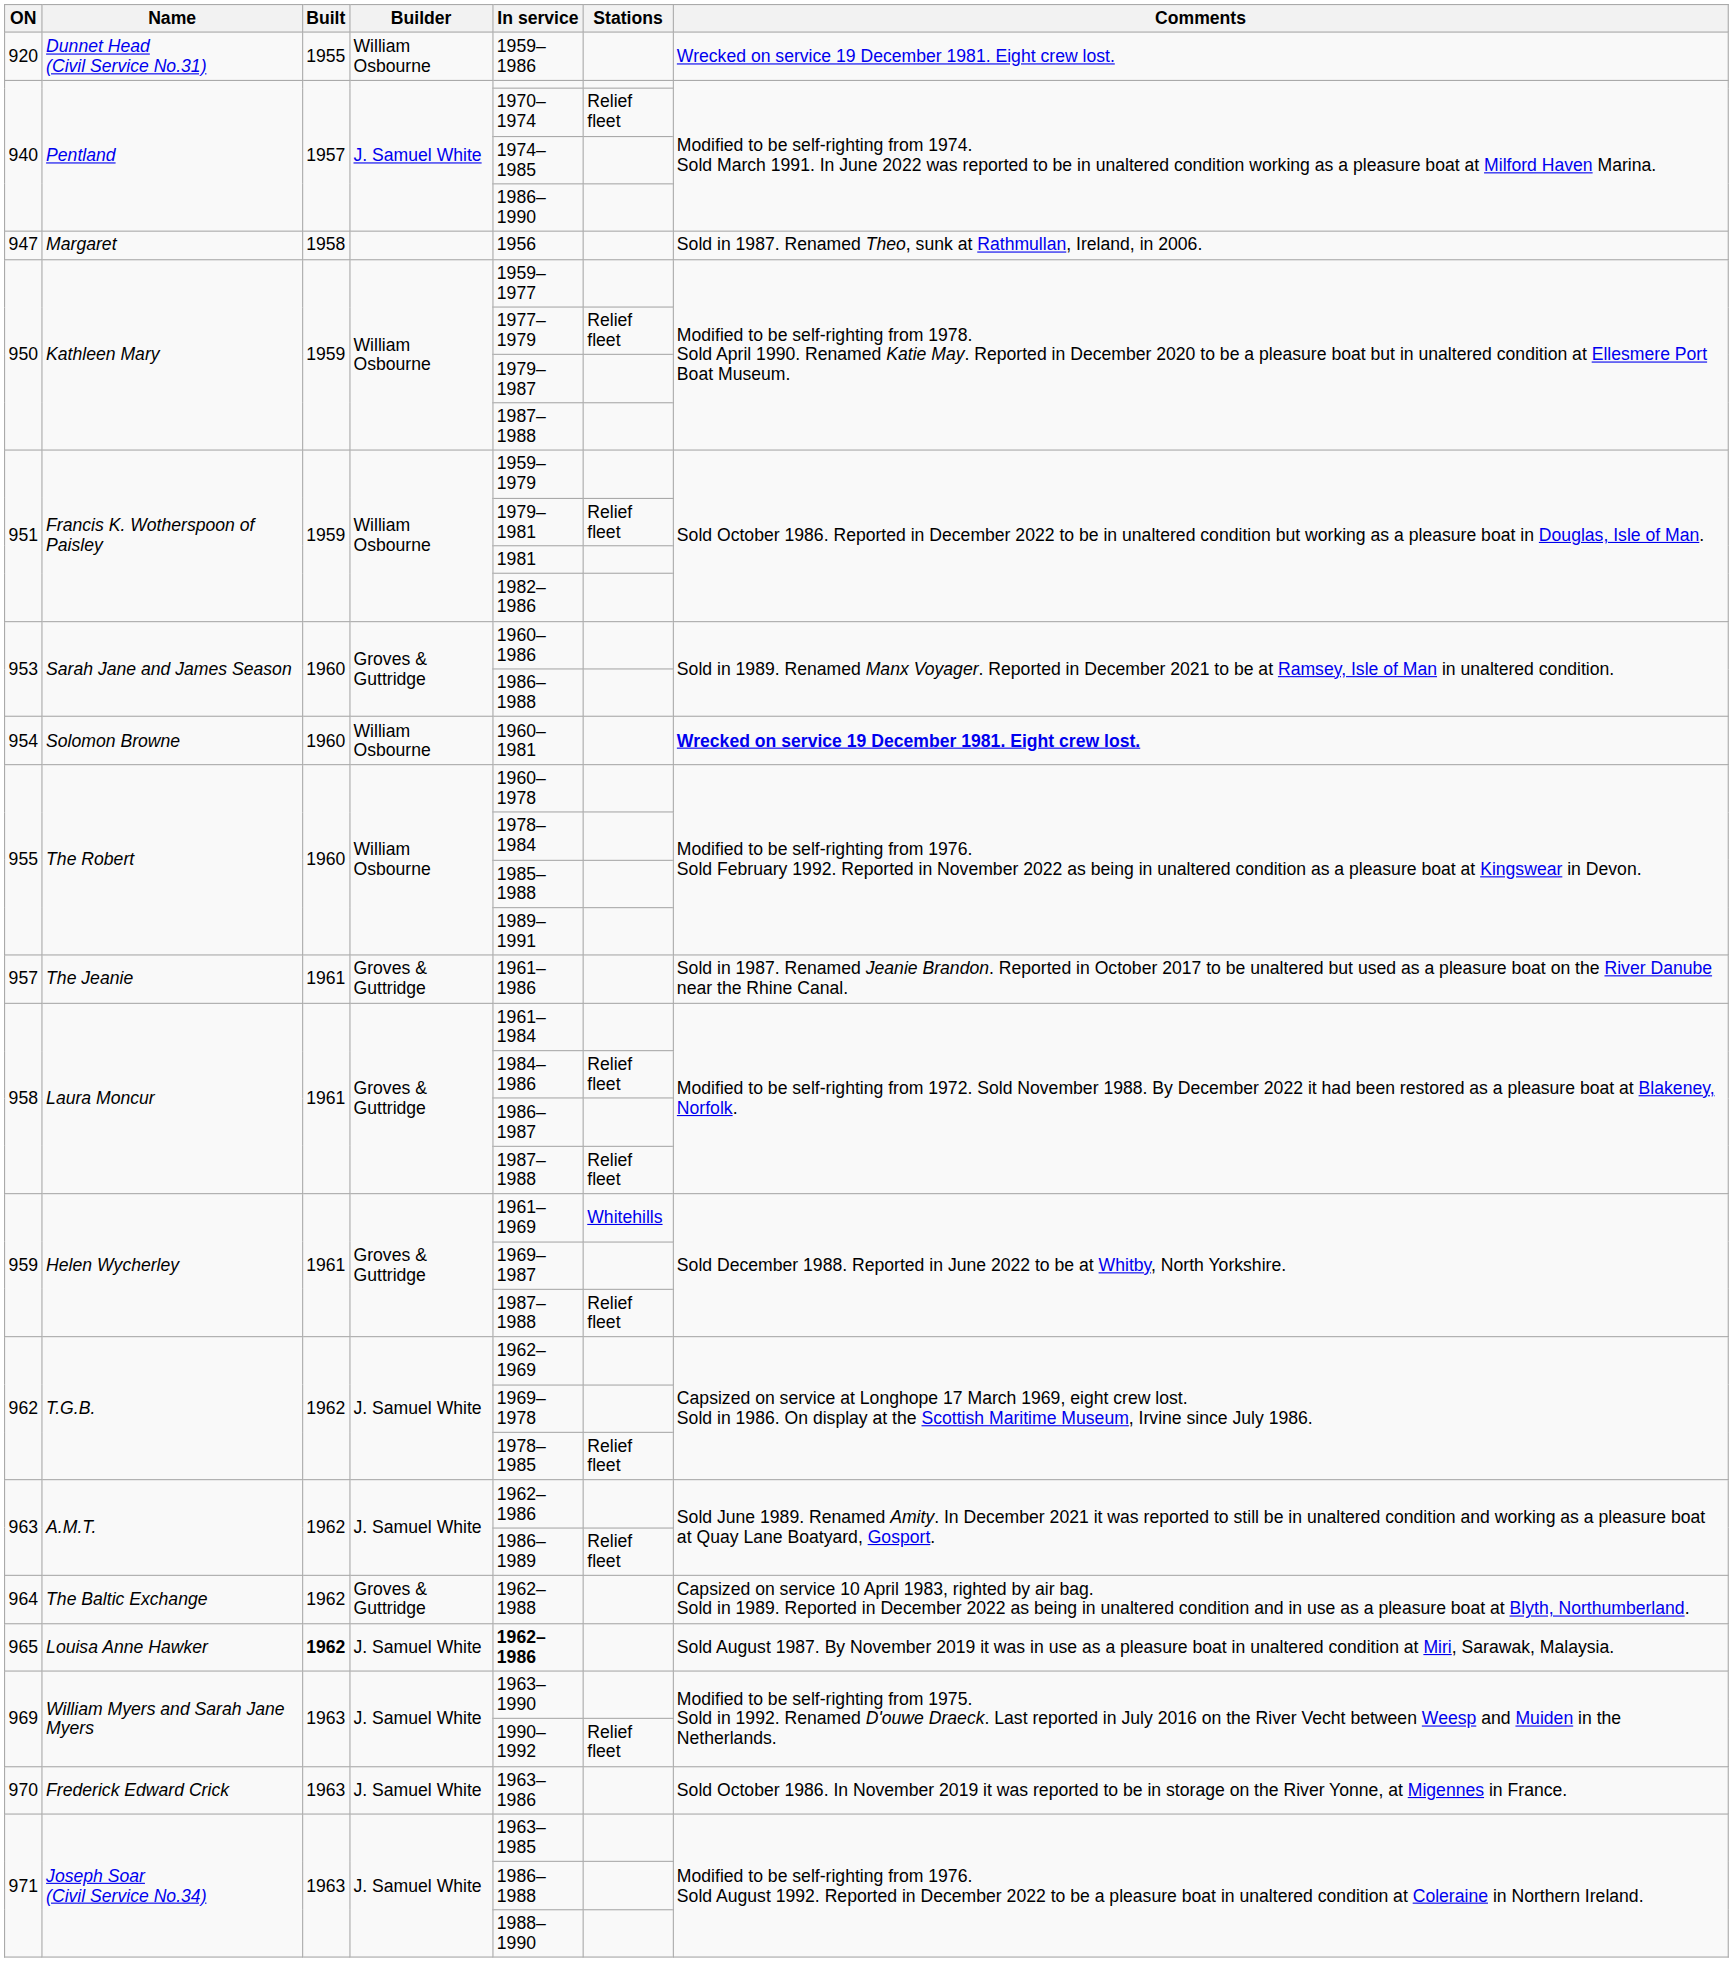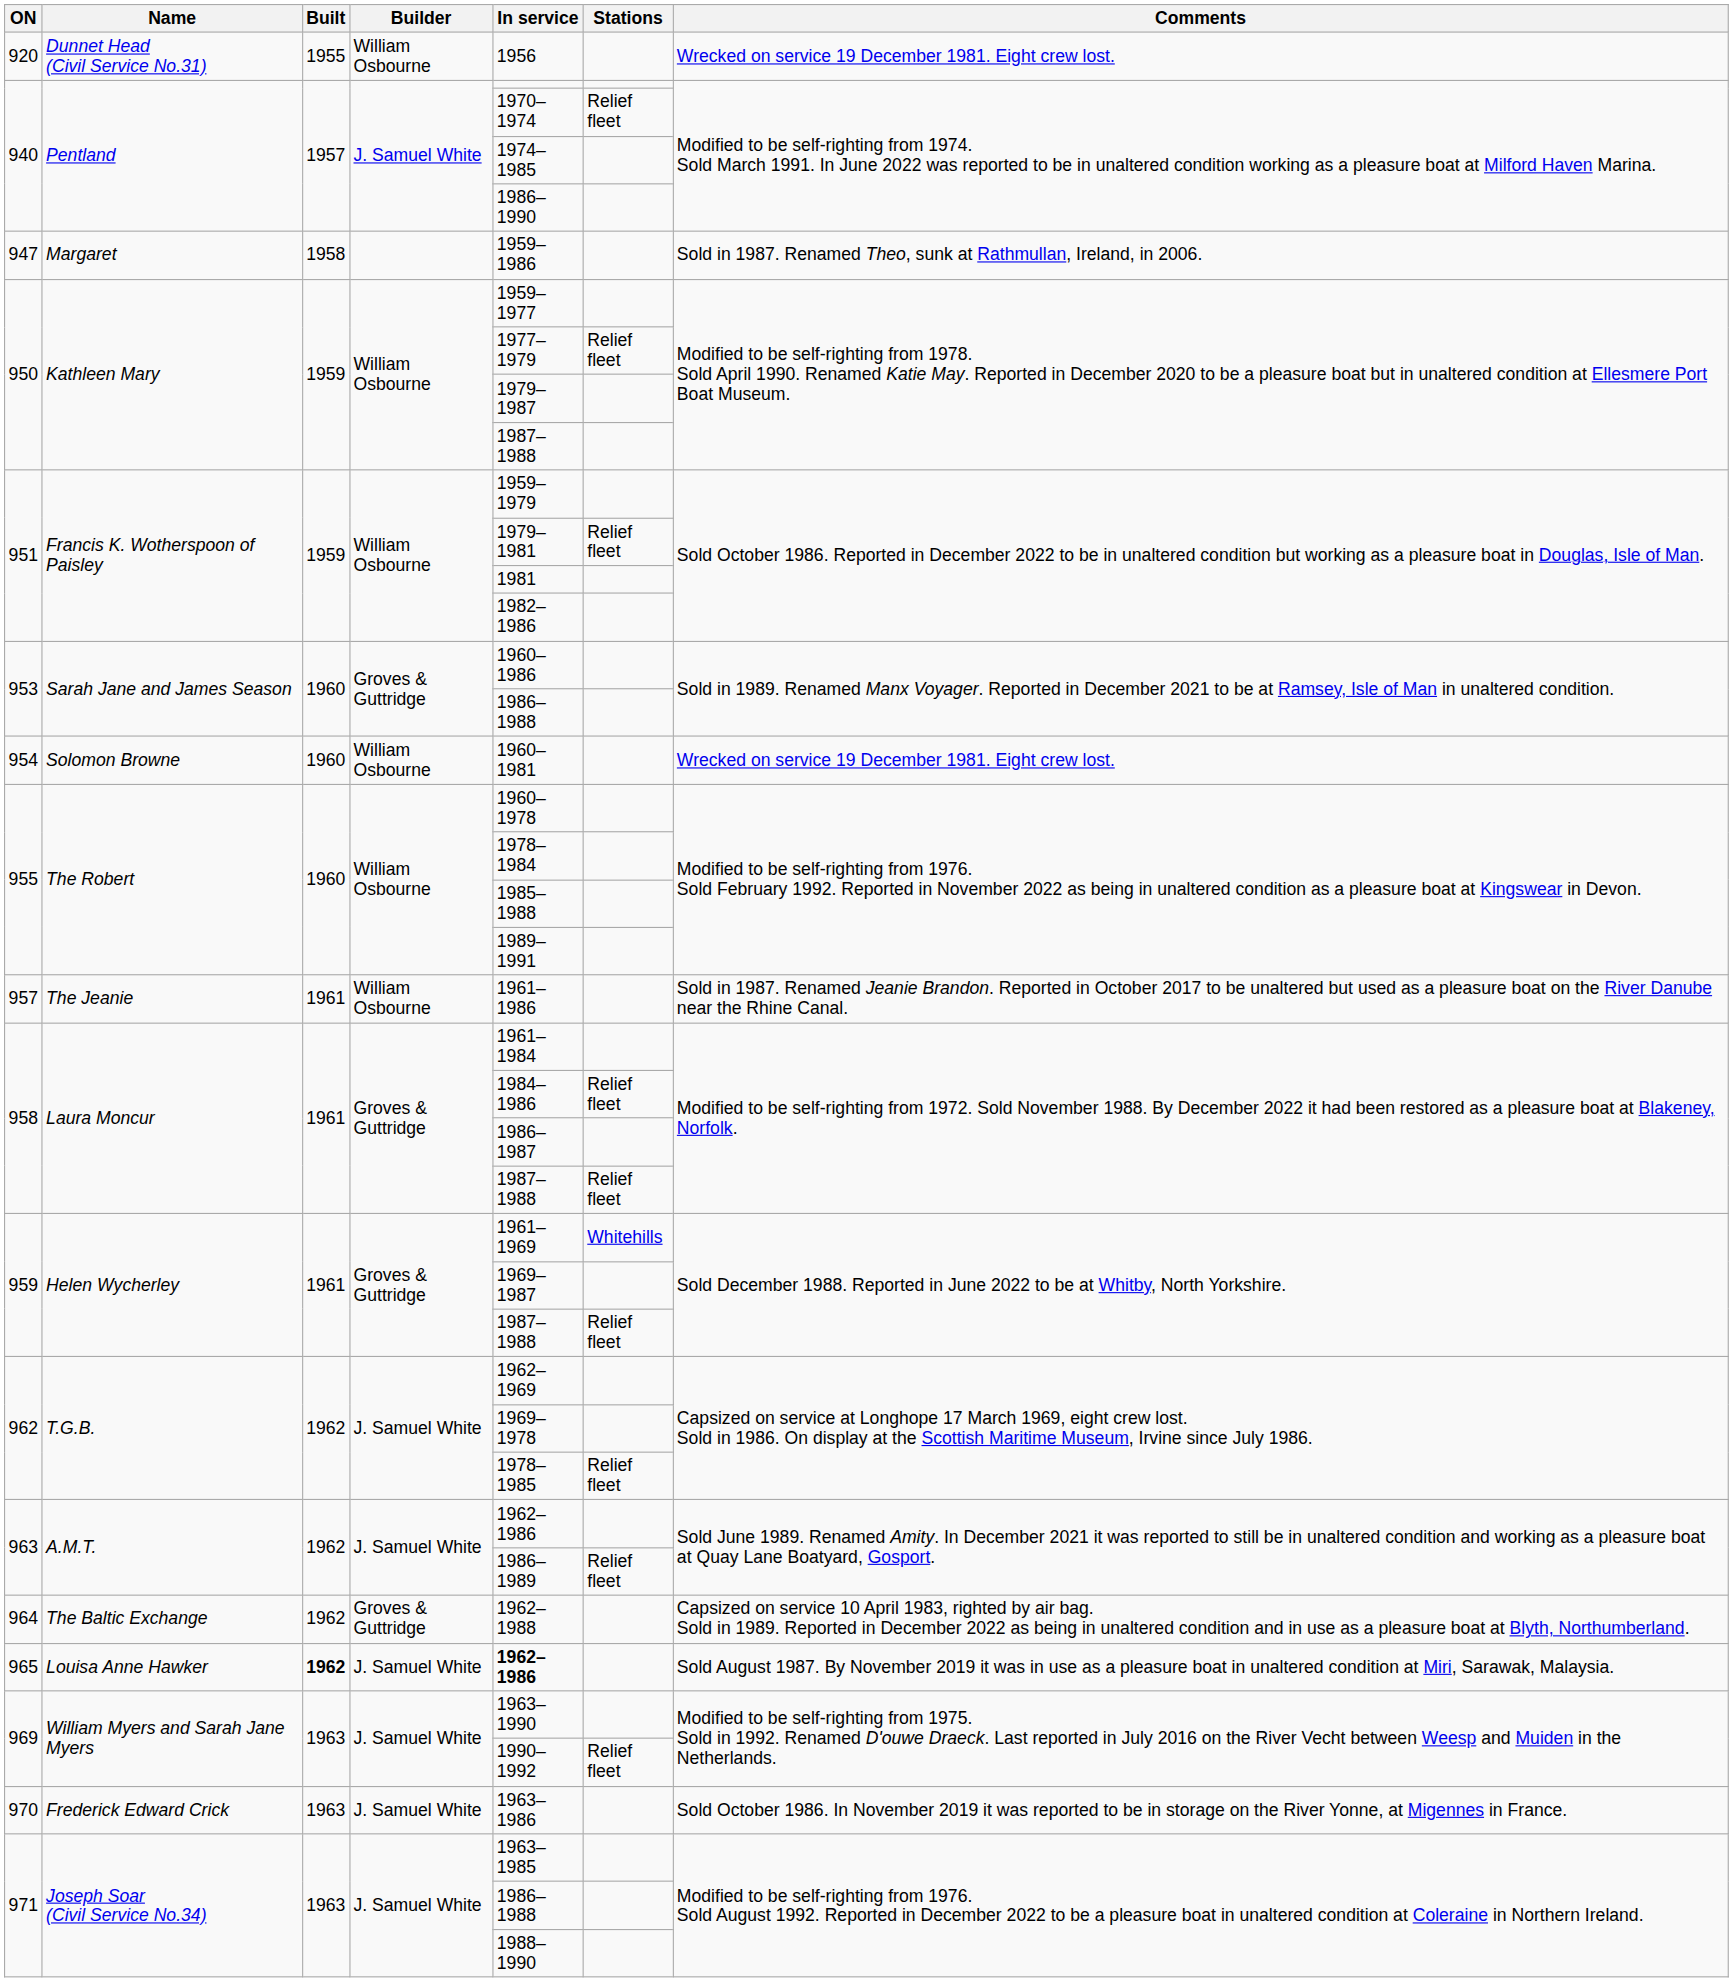(521, 56) 1959–1986 -> (516, 56) 1956
(516, 245) 1956 -> (521, 255) 1959–1986
(909, 740) bold -> (896, 760) normal
(390, 979) Groves & Guttridge -> (392, 998) William Osbourne
